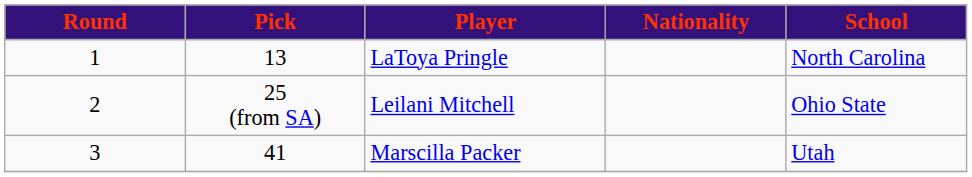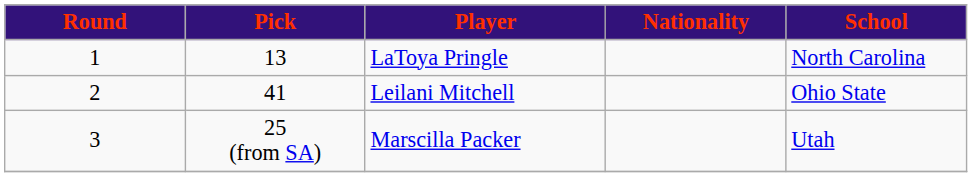(275, 105) 25 (from SA) -> (275, 92) 41
(275, 152) 41 -> (275, 140) 25 (from SA)
